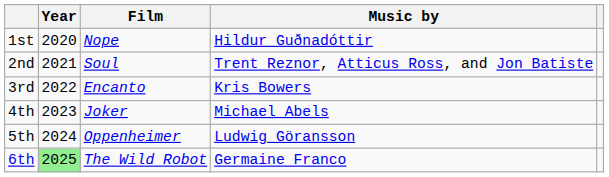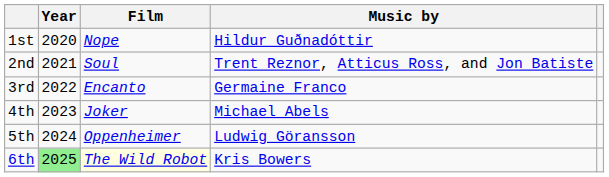(263, 88) Kris Bowers -> (280, 88) Germaine Franco
(145, 160) no background -> (145, 160) lightyellow background
(280, 160) Germaine Franco -> (263, 160) Kris Bowers
